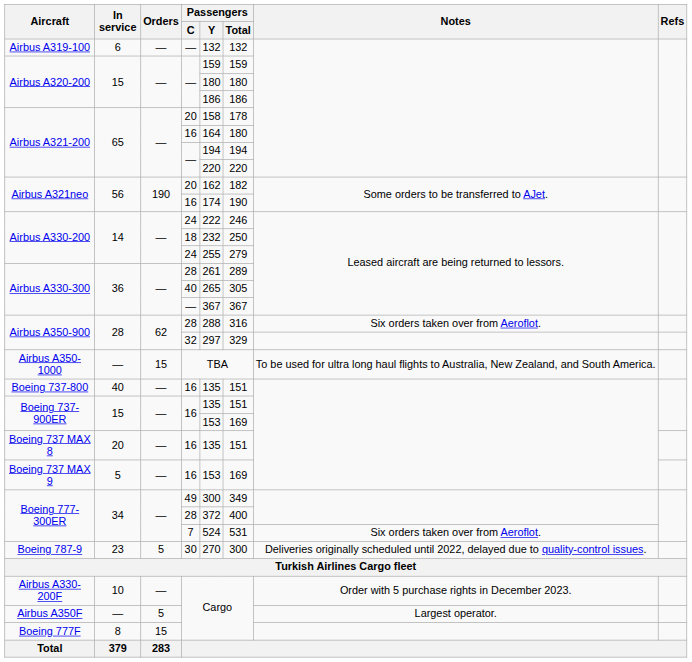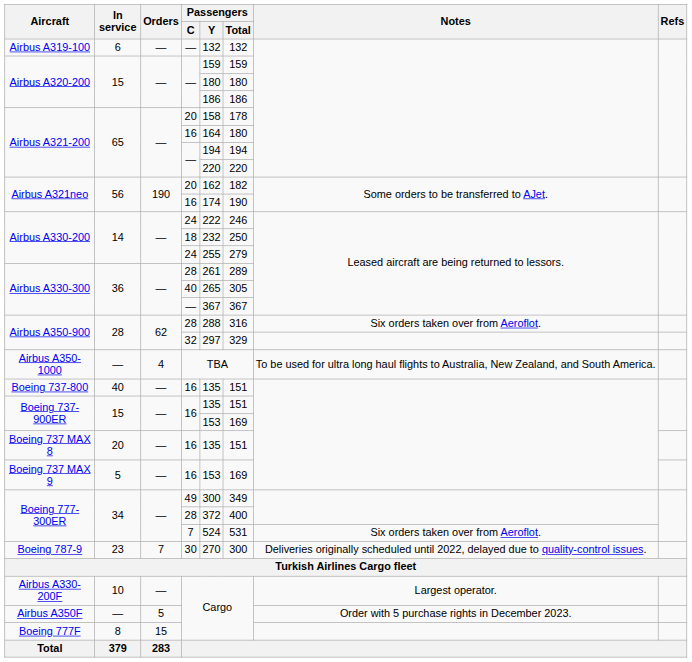(161, 364) 15 -> (161, 364) 4
(161, 550) 5 -> (161, 550) 7
(456, 590) Order with 5 purchase rights in December 2023. -> (456, 590) Largest operator.
(456, 614) Largest operator. -> (456, 614) Order with 5 purchase rights in December 2023.
